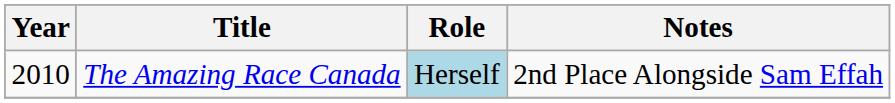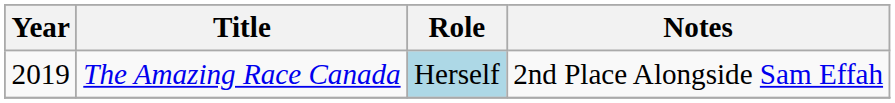(41, 73) 2010 -> (41, 73) 2019
